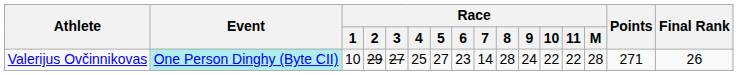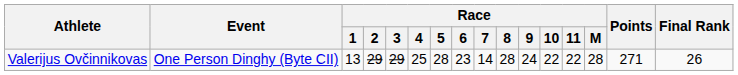(246, 60) paleturquoise background -> (246, 60) no background
(353, 60) 10 -> (353, 60) 13
(397, 60) 27 -> (397, 60) 29
(441, 60) 27 -> (441, 60) 28
